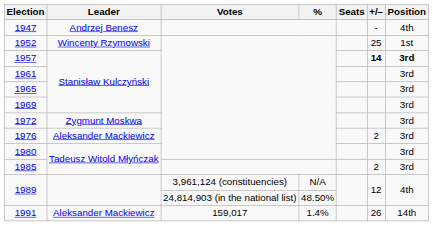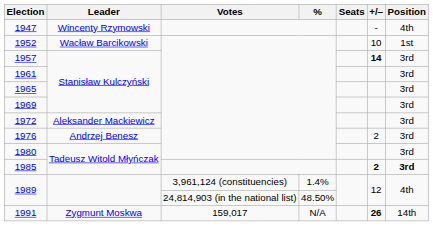(104, 27) Andrzej Benesz -> (104, 27) Wincenty Rzymowski
(104, 43) Wincenty Rzymowski -> (104, 43) Wacław Barcikowski
(376, 43) 25 -> (376, 43) 10
(407, 58) bold -> (407, 58) normal
(104, 120) Zygmunt Moskwa -> (104, 120) Aleksander Mackiewicz
(104, 136) Aleksander Mackiewicz -> (104, 136) Andrzej Benesz
(376, 167) normal -> (376, 167) bold
(407, 167) normal -> (407, 167) bold
(318, 182) N/A -> (318, 182) 1.4%
(104, 213) Aleksander Mackiewicz -> (104, 213) Zygmunt Moskwa
(318, 213) 1.4% -> (318, 213) N/A
(376, 213) normal -> (376, 213) bold
